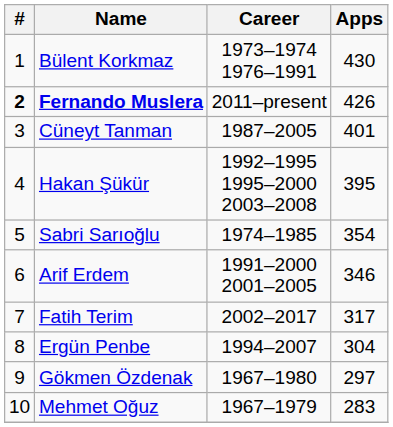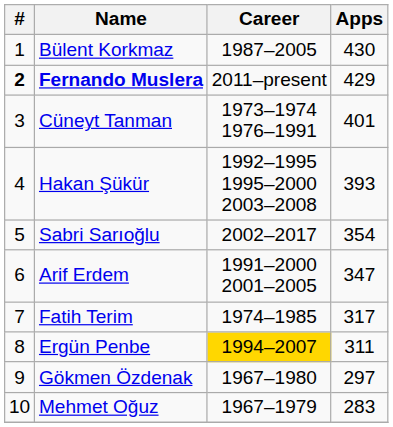(269, 60) 1973–1974 1976–1991 -> (269, 49) 1987–2005
(359, 101) 426 -> (359, 80) 429
(269, 131) 1987–2005 -> (269, 120) 1973–1974 1976–1991
(359, 183) 395 -> (359, 183) 393
(269, 234) 1974–1985 -> (269, 234) 2002–2017
(359, 275) 346 -> (359, 275) 347
(269, 316) 2002–2017 -> (269, 316) 1974–1985
(269, 346) no background -> (269, 346) gold background
(359, 346) 304 -> (359, 346) 311
